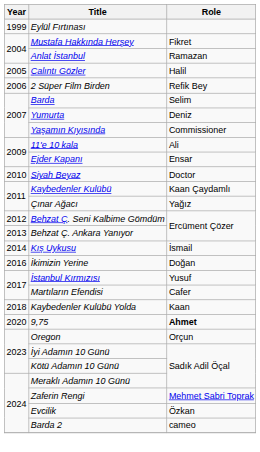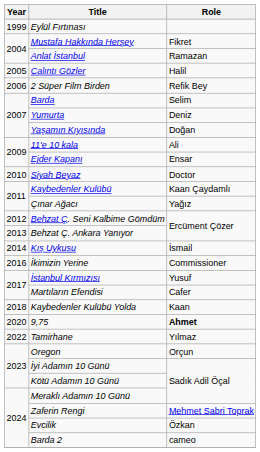(198, 130) Commissioner -> (182, 130) Doğan
(182, 263) Doğan -> (198, 263) Commissioner
+ row: (52, 336)
